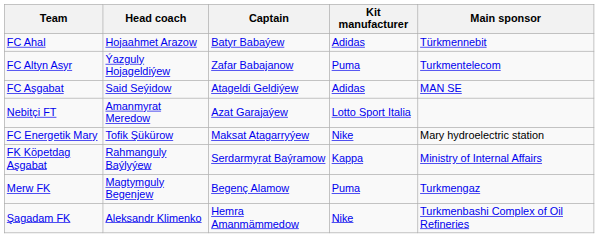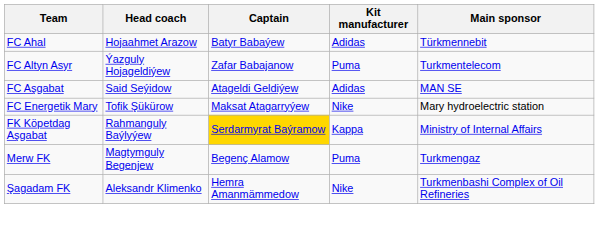- row: (32, 112)
(268, 159) no background -> (268, 130) gold background
